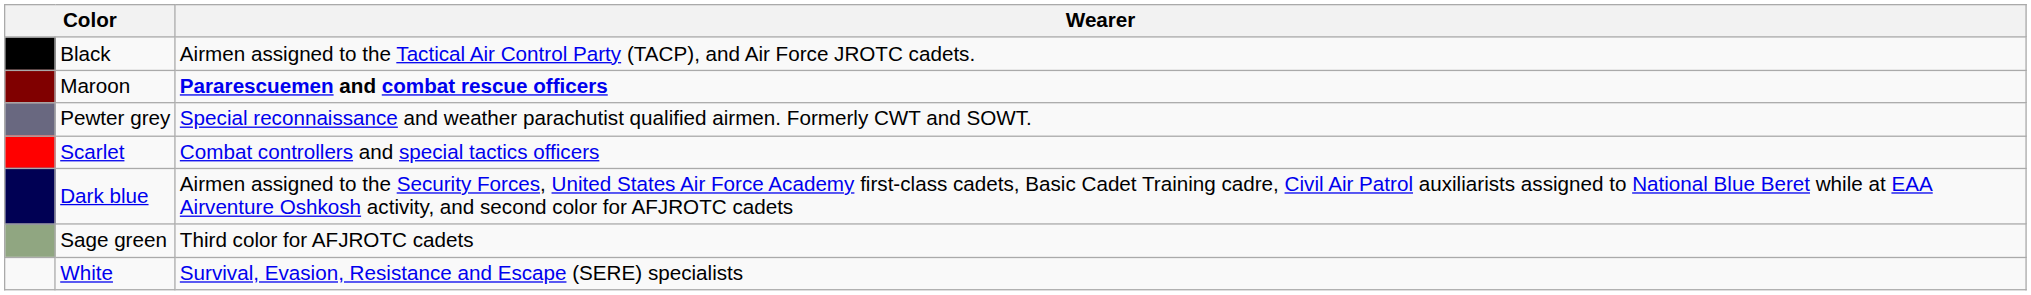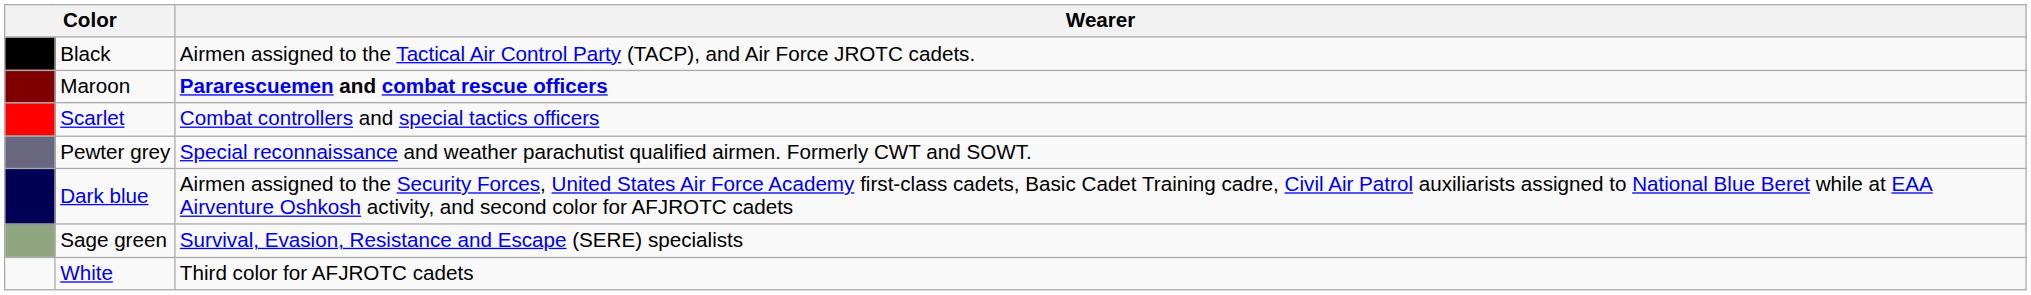rows swapped: (92, 151) <-> (115, 119)
(327, 240) Third color for AFJROTC cadets -> (461, 240) Survival, Evasion, Resistance and Escape (SERE) specialists
(461, 273) Survival, Evasion, Resistance and Escape (SERE) specialists -> (327, 273) Third color for AFJROTC cadets
